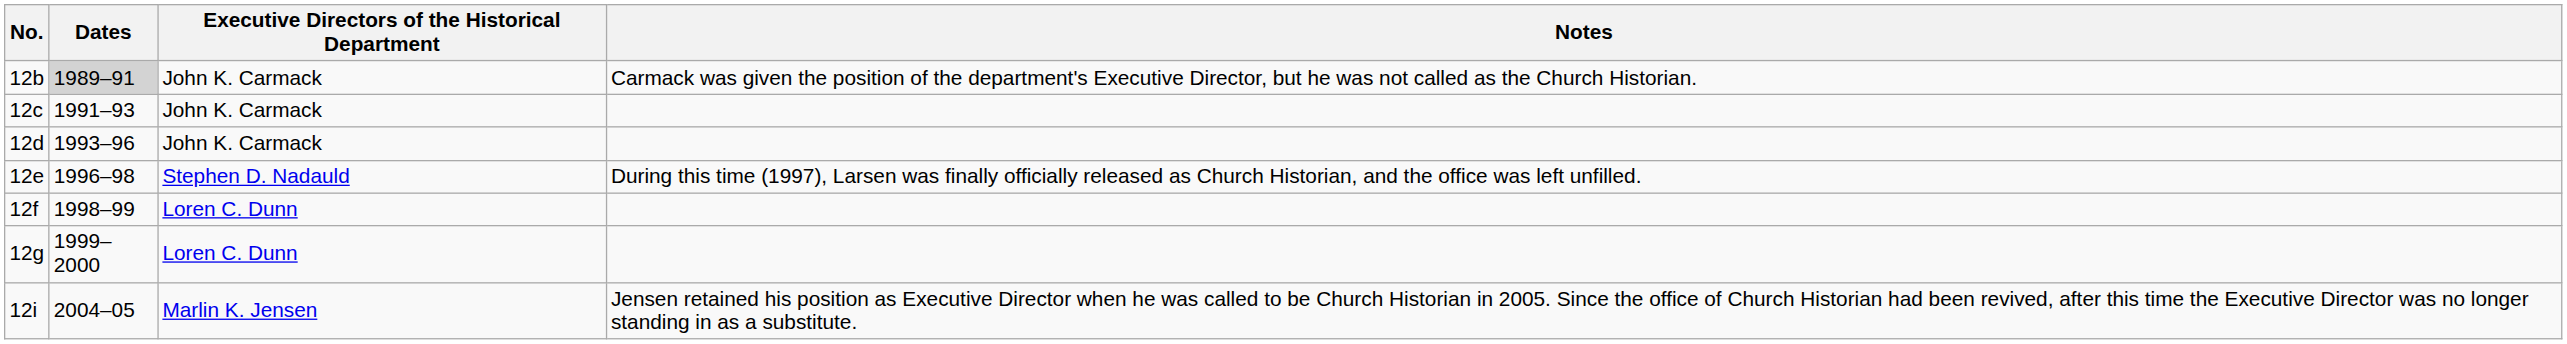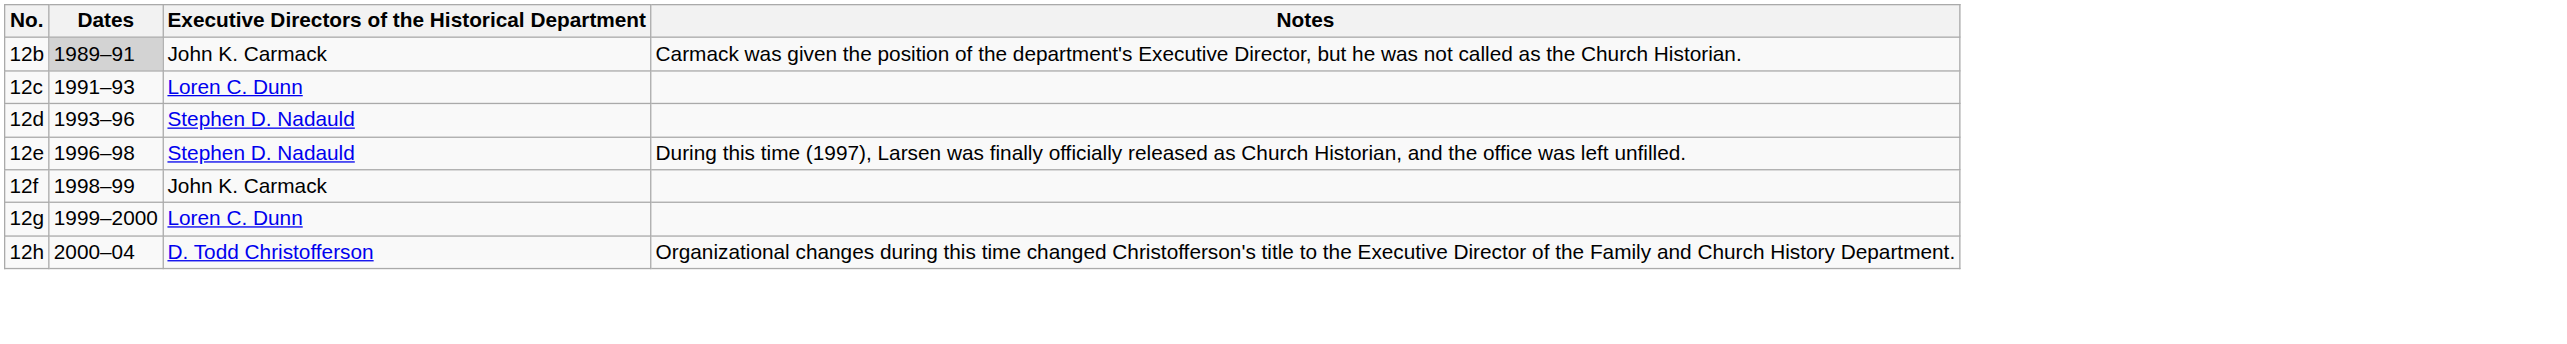(242, 110) John K. Carmack -> (235, 86) Loren C. Dunn
(242, 143) John K. Carmack -> (261, 119) Stephen D. Nadauld
(230, 209) Loren C. Dunn -> (247, 185) John K. Carmack
+ row: (27, 251)
- row: (23, 310)
